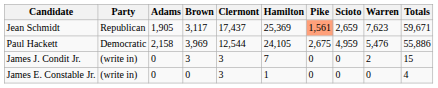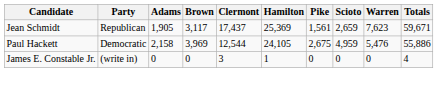(320, 28) lightsalmon background -> (320, 28) no background
- row: (44, 59)
